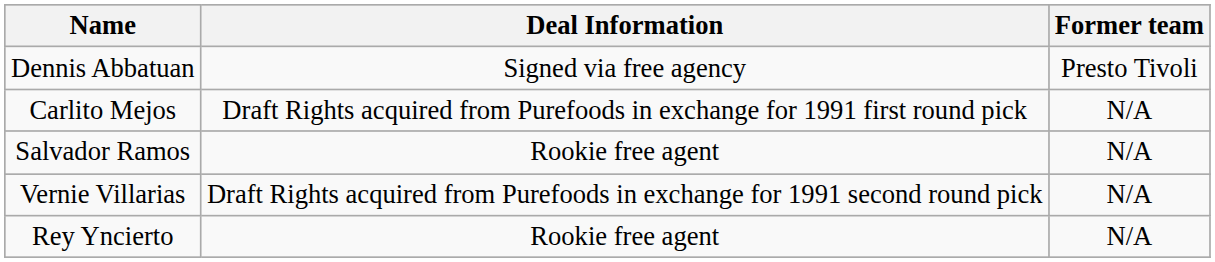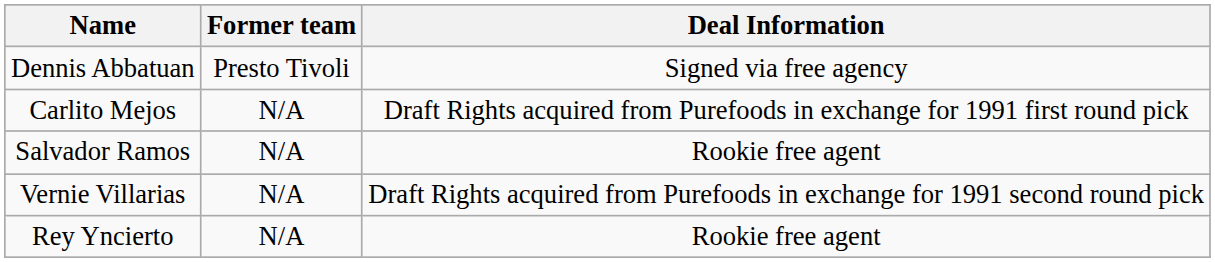columns swapped: (625, 25) <-> (1129, 25)
